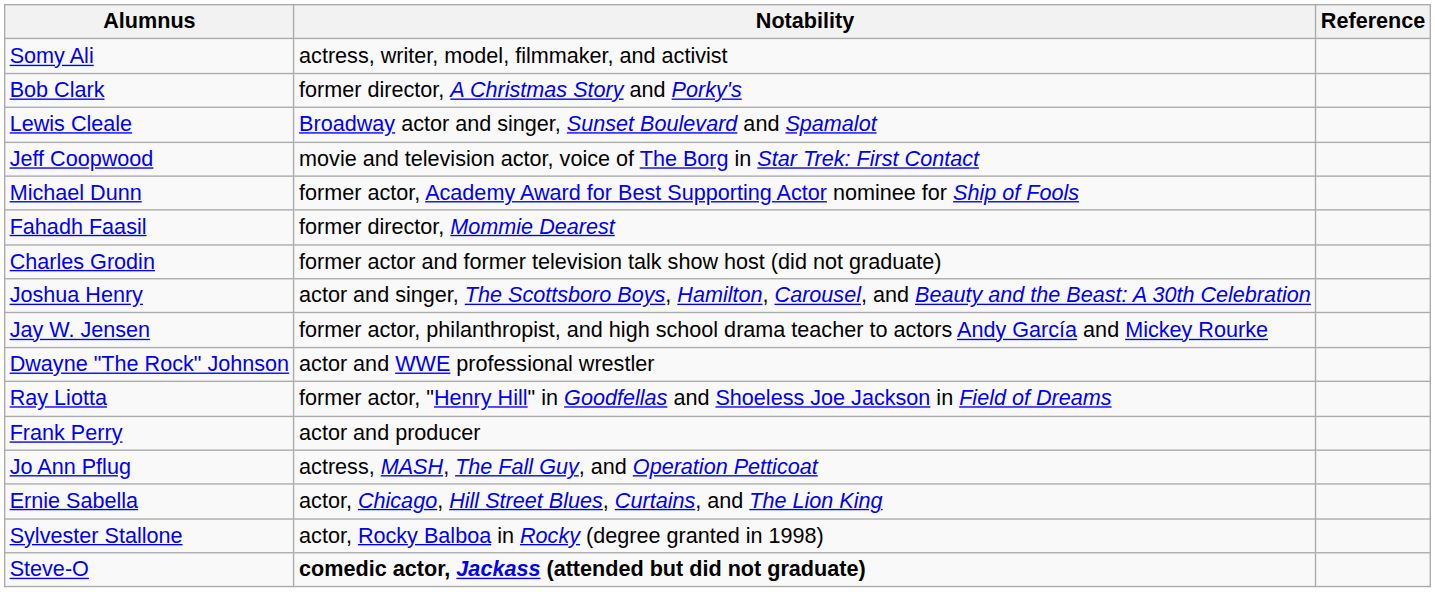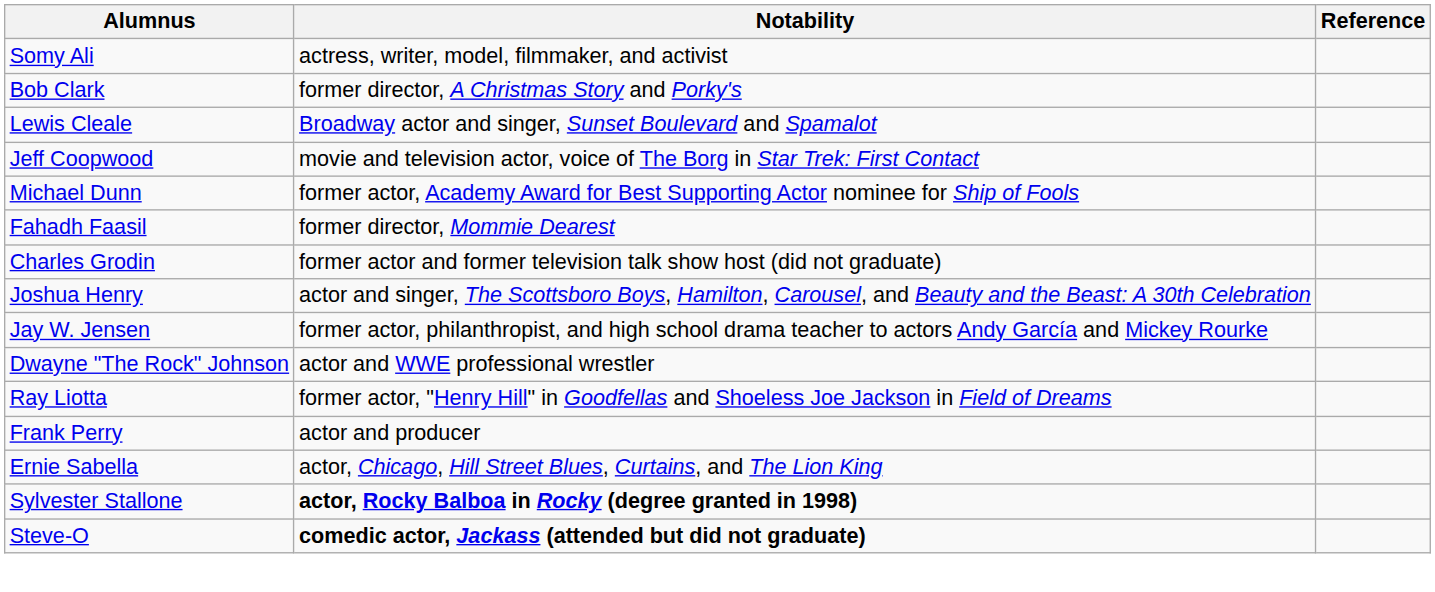- row: (70, 466)
(561, 535) normal -> (578, 501) bold
